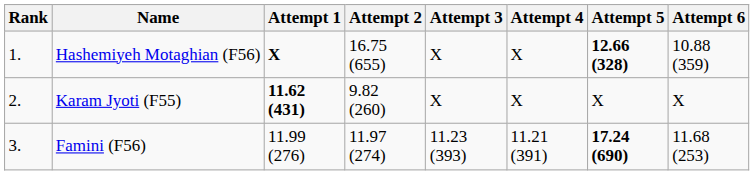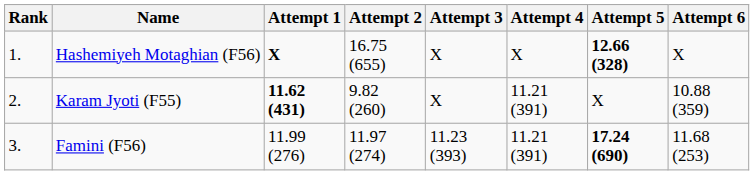(691, 54) 10.88 (359) -> (678, 54) X
(517, 100) X -> (529, 100) 11.21 (391)
(678, 100) X -> (691, 100) 10.88 (359)
